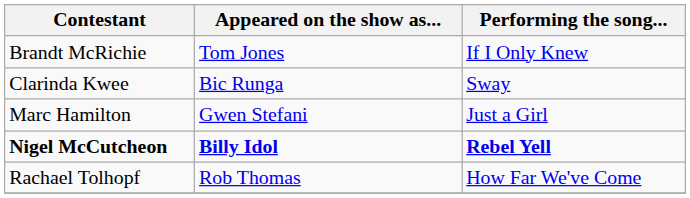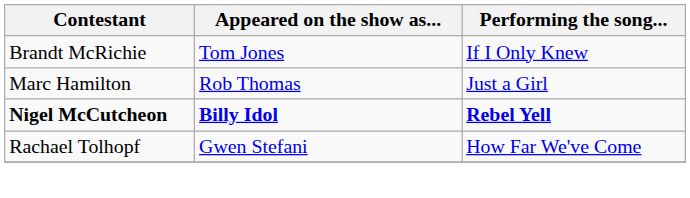- row: (69, 83)
(253, 114) Gwen Stefani -> (250, 83) Rob Thomas
(250, 177) Rob Thomas -> (253, 146) Gwen Stefani
